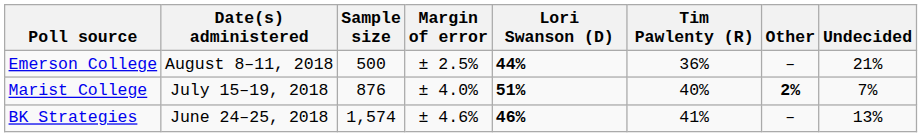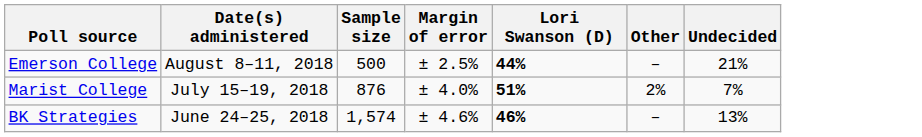- column: (694, 28)
(790, 91) bold -> (655, 91) normal
